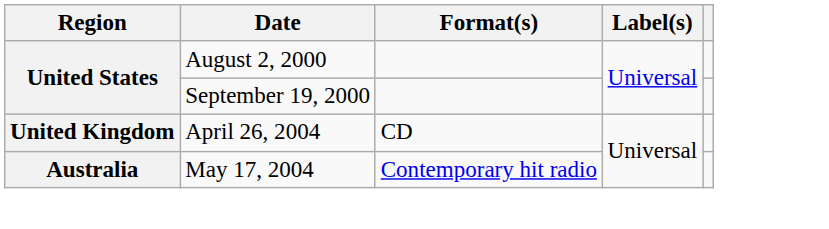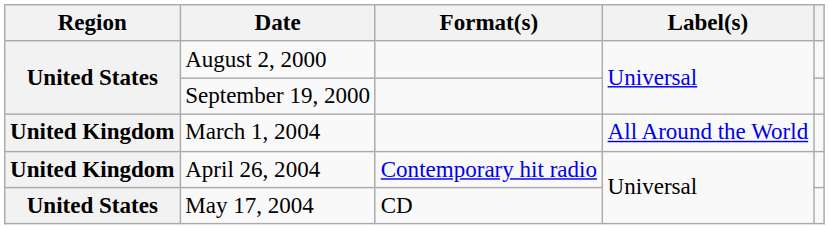+ row: (253, 132)
(397, 132) CD -> (489, 168) Contemporary hit radio
(92, 168) Australia -> (92, 205) United States
(489, 168) Contemporary hit radio -> (397, 205) CD
